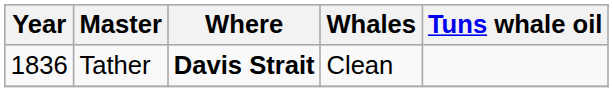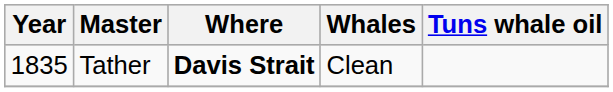(39, 65) 1836 -> (39, 65) 1835
